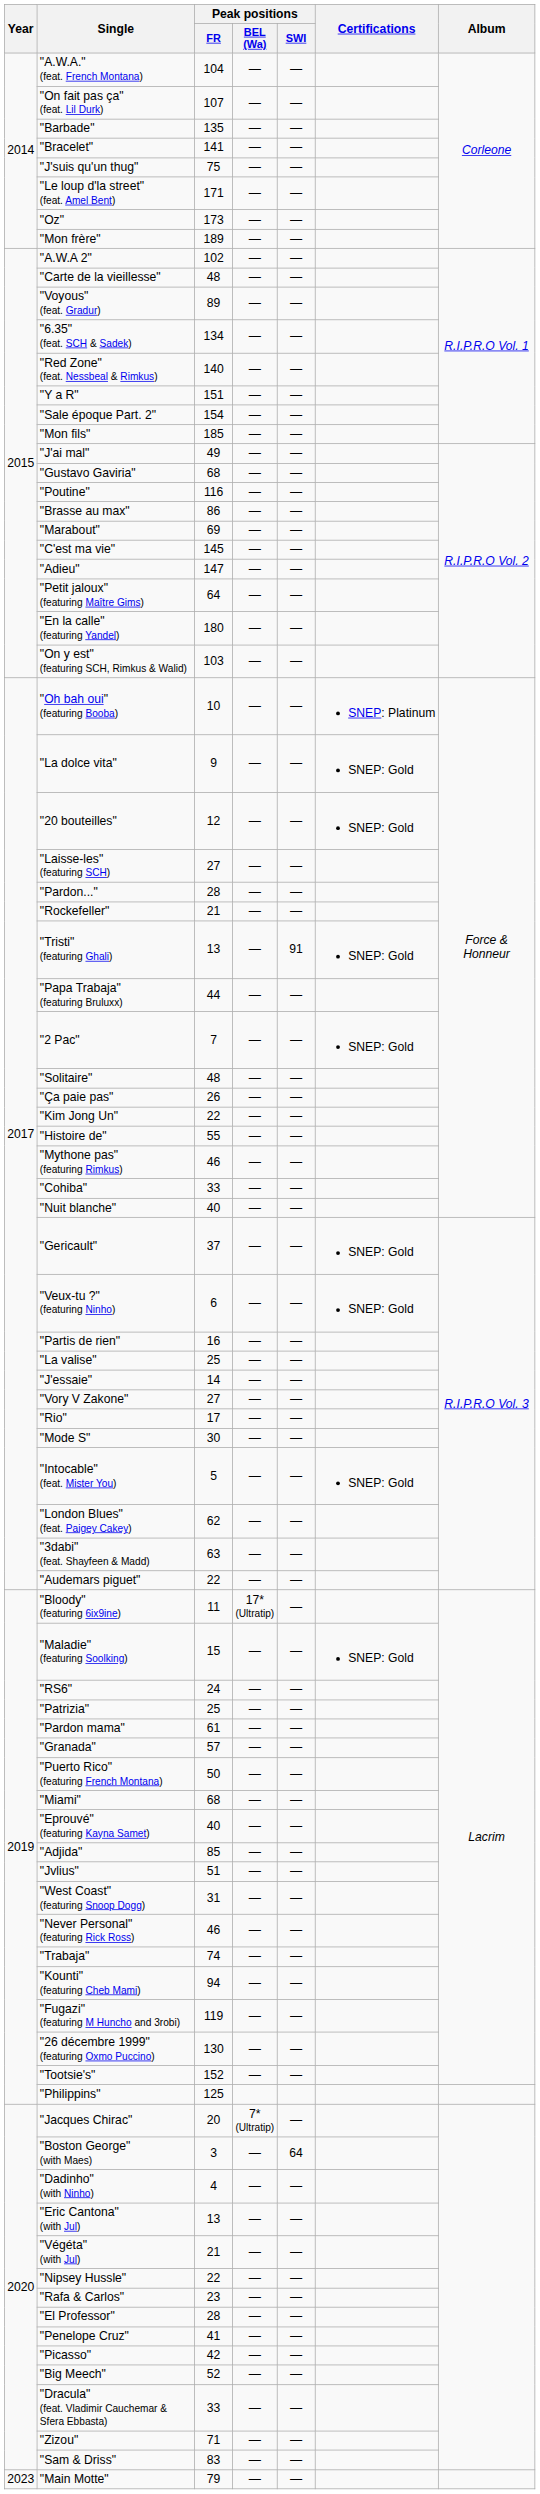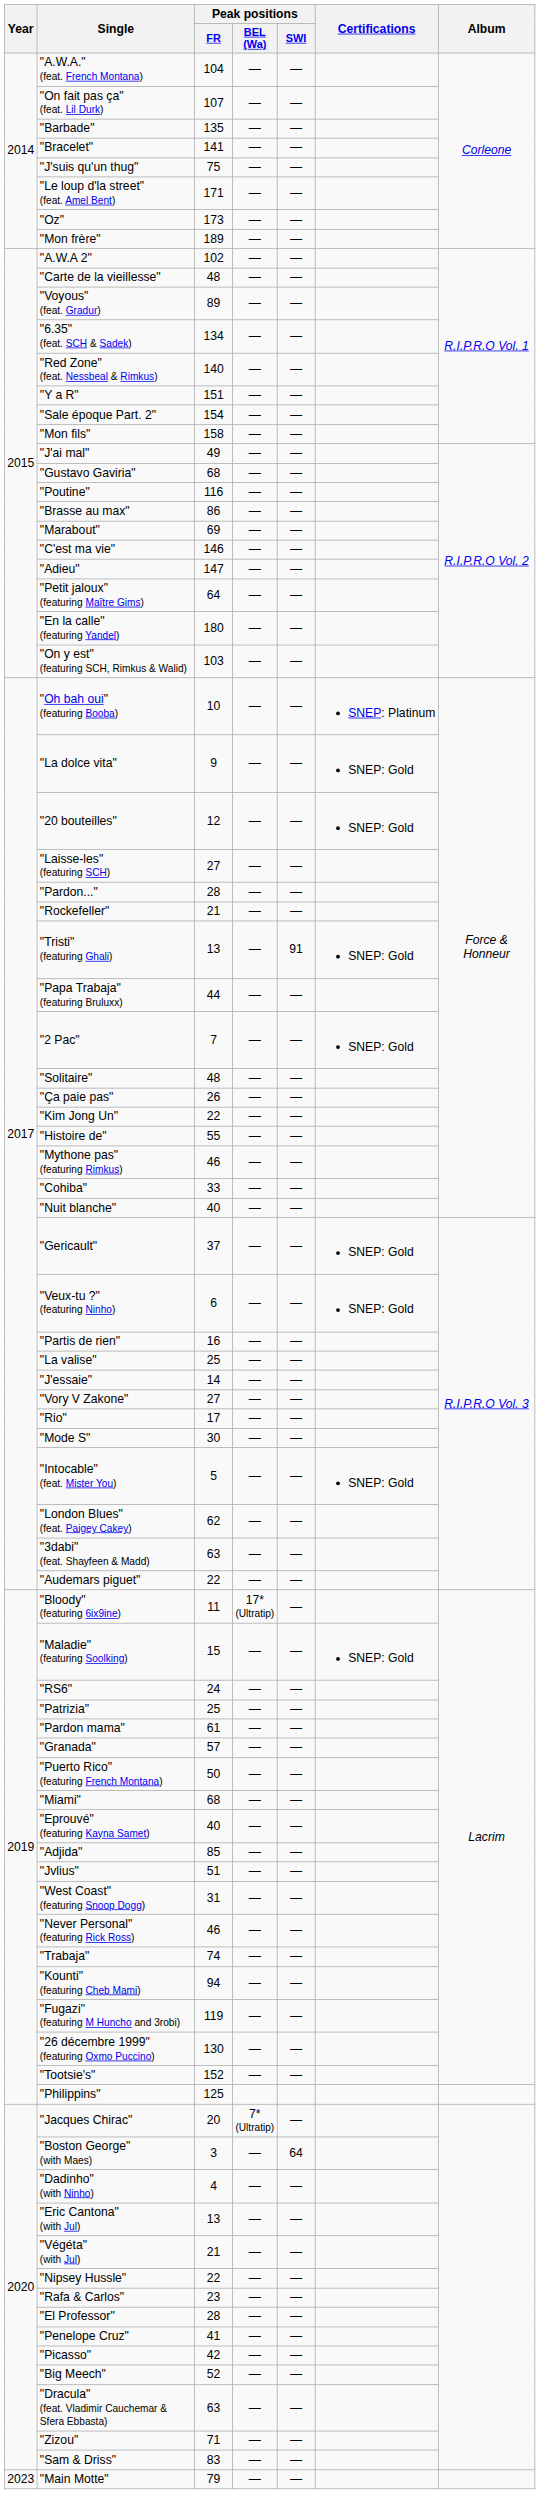(214, 434) 185 -> (214, 434) 158
(214, 549) 145 -> (214, 549) 146
(214, 2407) 33 -> (214, 2407) 63
